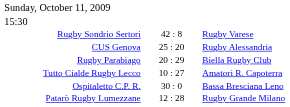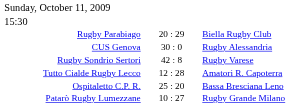rows swapped: (99, 34) <-> (109, 60)
(171, 47) 25 : 20 -> (171, 47) 30 : 0
(171, 73) 10 : 27 -> (171, 73) 12 : 28
(171, 85) 30 : 0 -> (171, 85) 25 : 20
(171, 98) 12 : 28 -> (171, 98) 10 : 27
